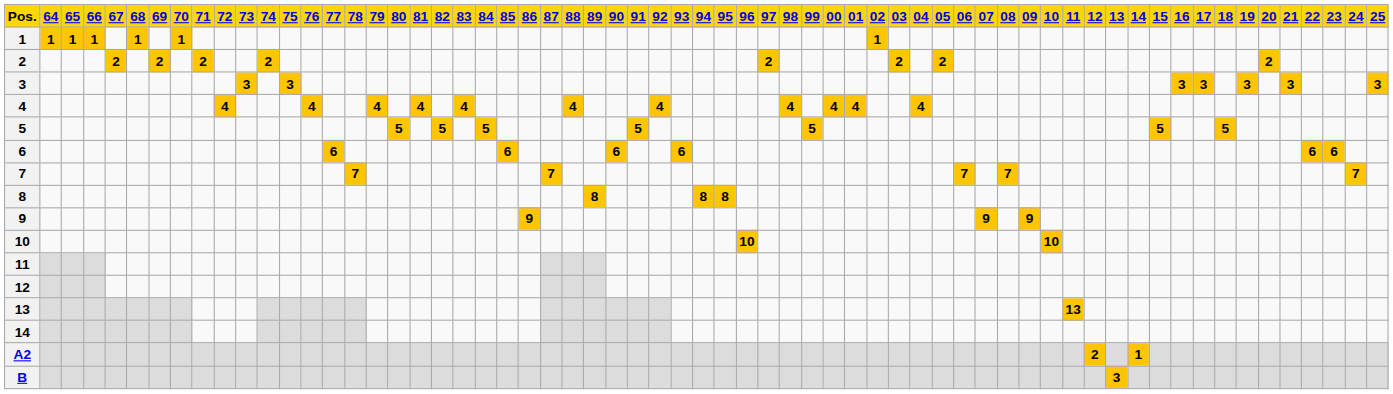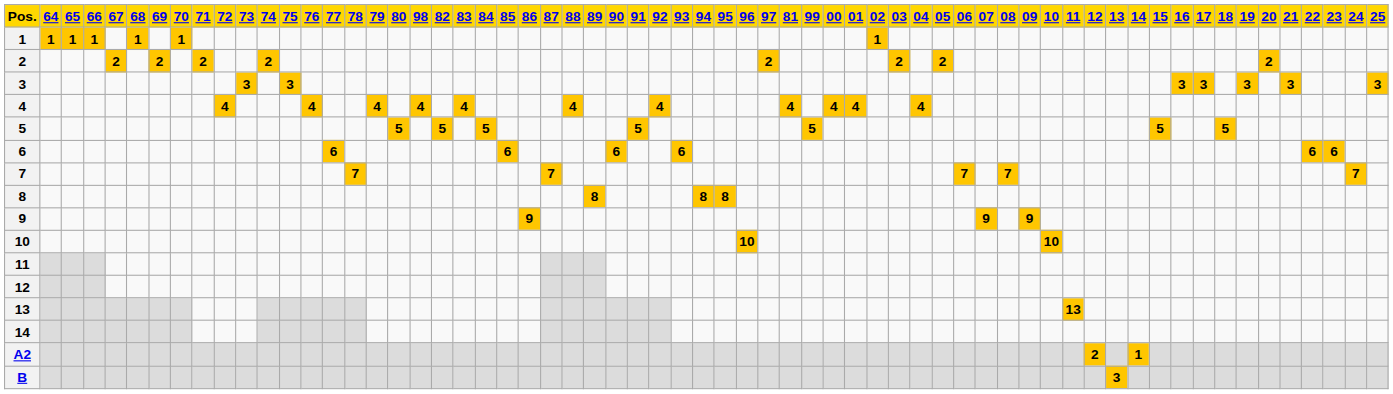columns swapped: (421, 16) <-> (790, 16)
